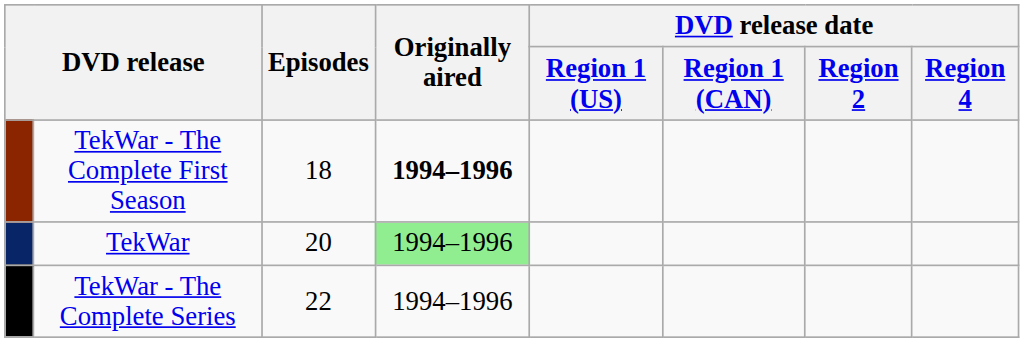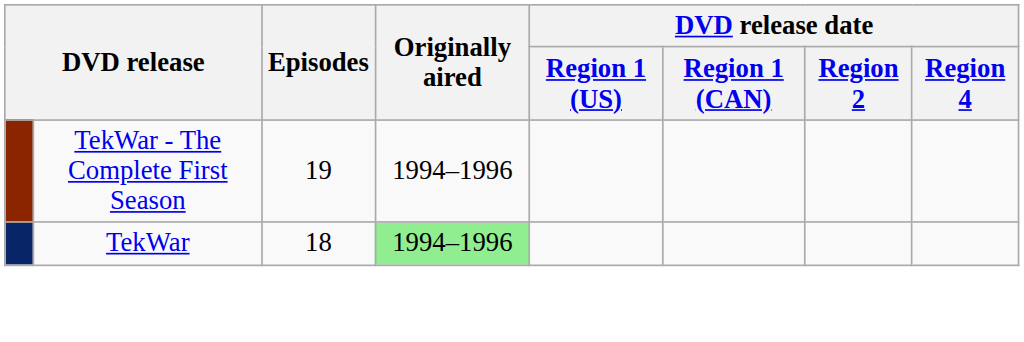(318, 170) 18 -> (318, 170) 19
(452, 170) bold -> (452, 170) normal
(318, 242) 20 -> (318, 242) 18
- row: (148, 300)
